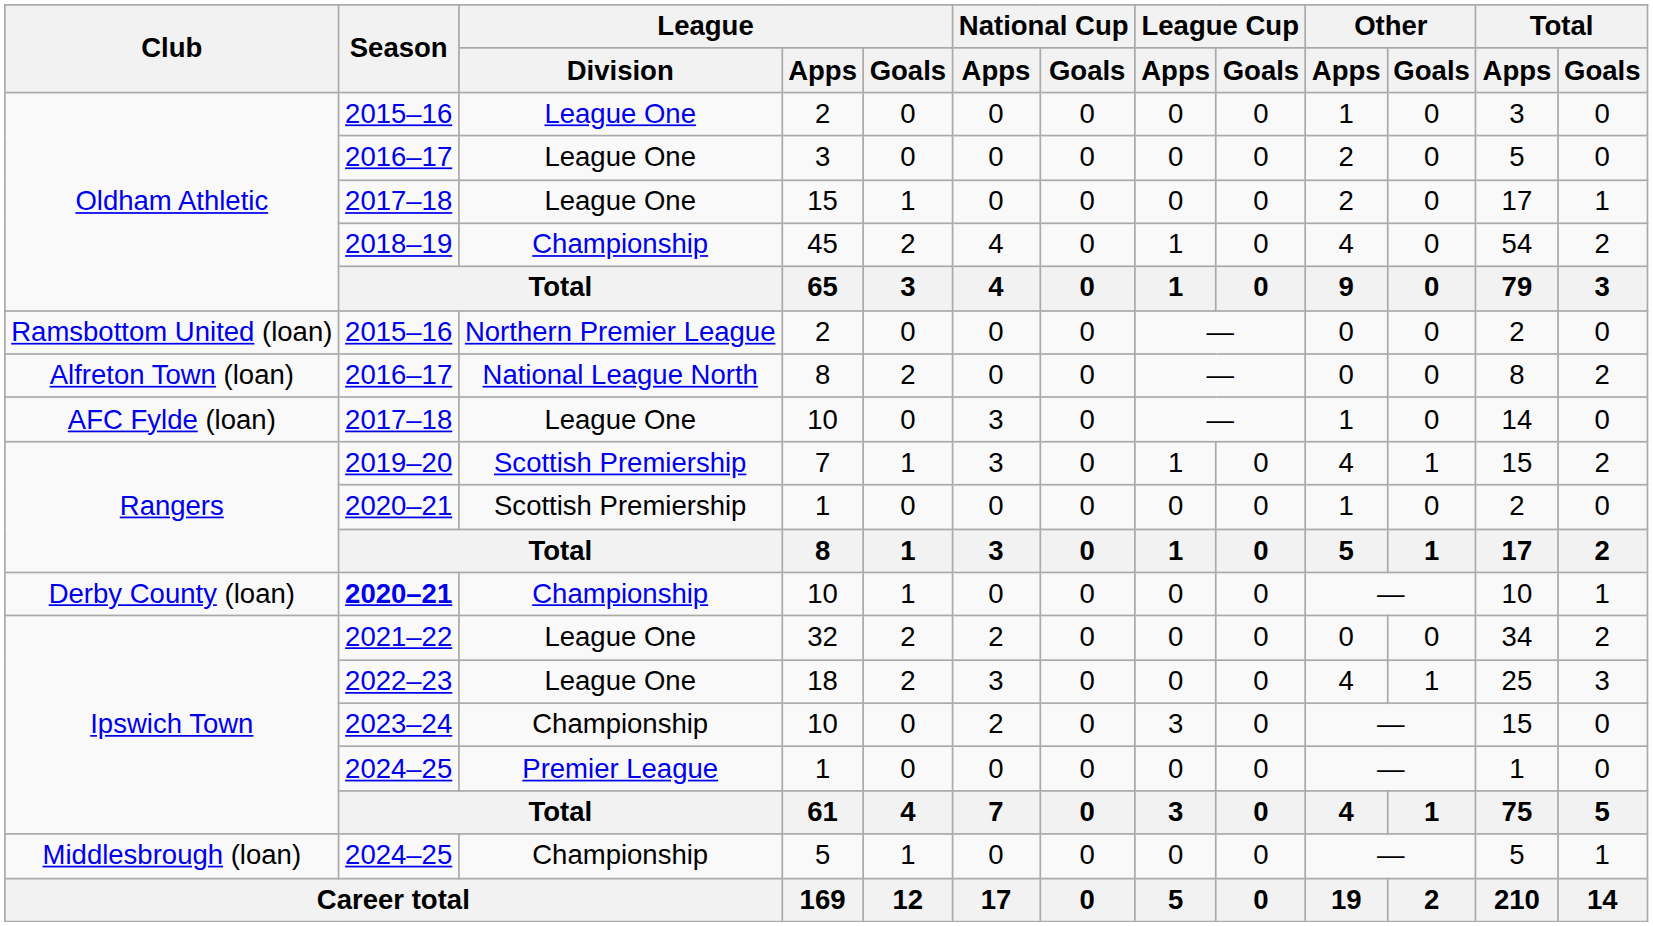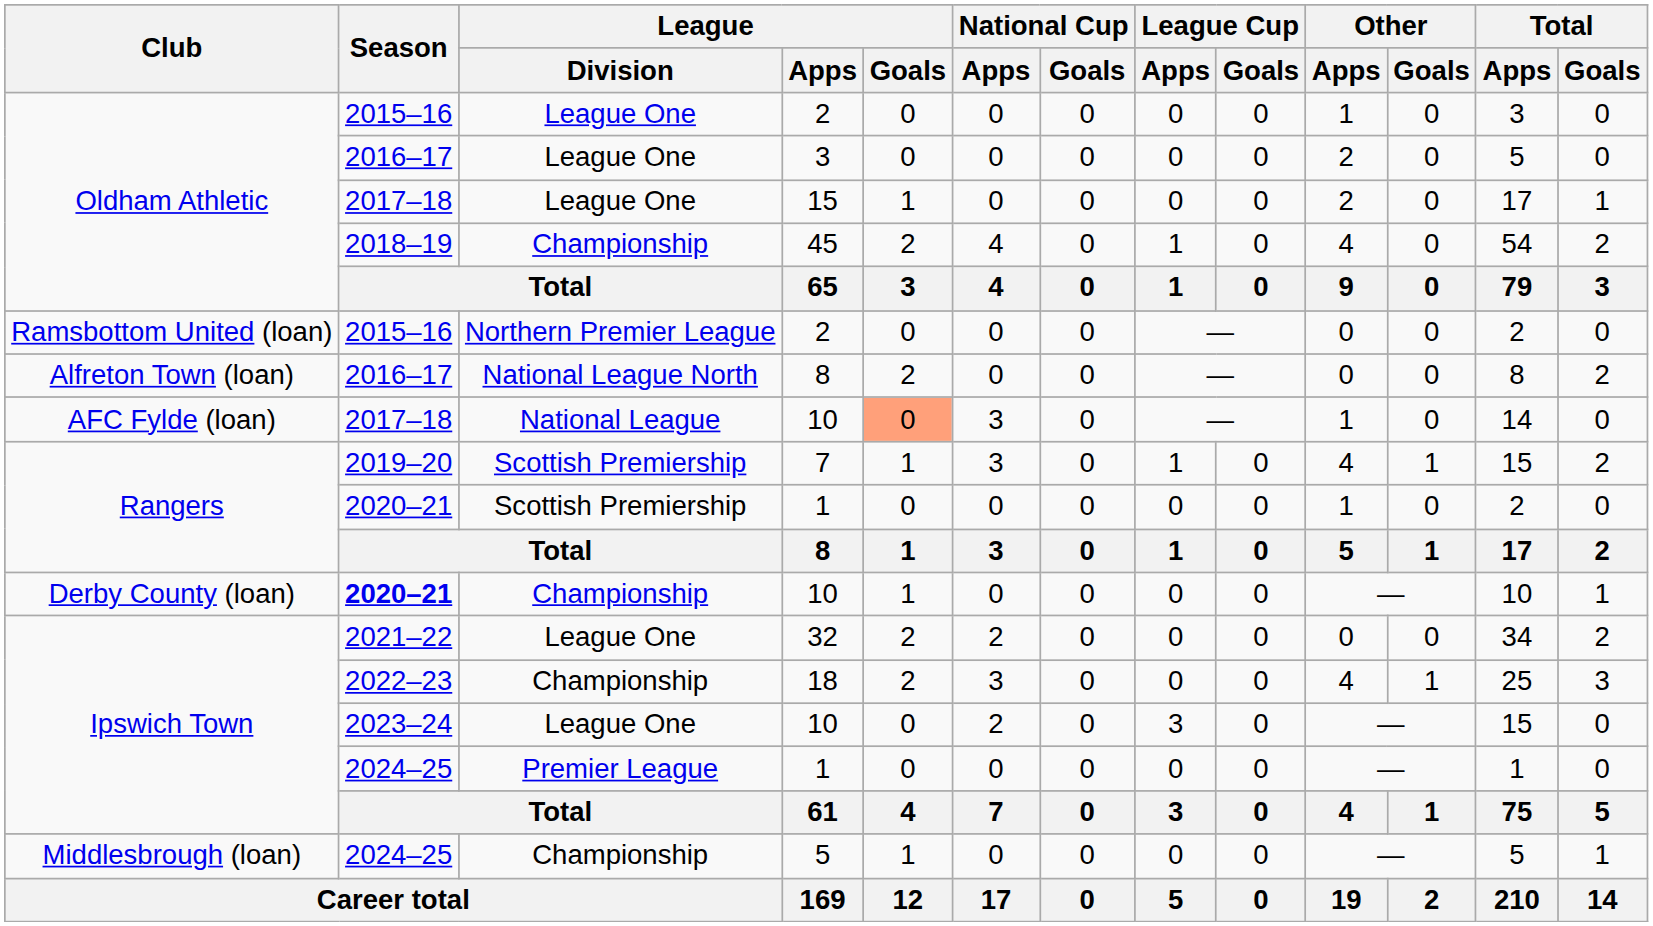(620, 419) League One -> (620, 419) National League
(908, 419) no background -> (908, 419) lightsalmon background
(620, 680) League One -> (620, 680) Championship
(620, 724) Championship -> (620, 724) League One
